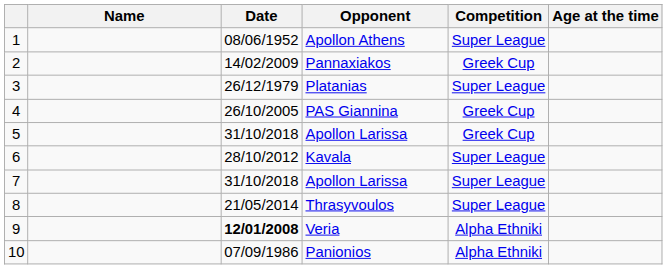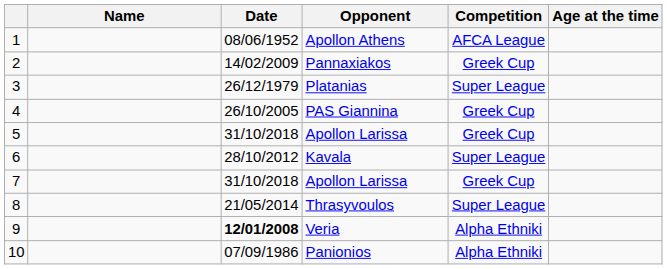(499, 39) Super League -> (499, 39) AFCA League
(499, 181) Super League -> (499, 181) Greek Cup
